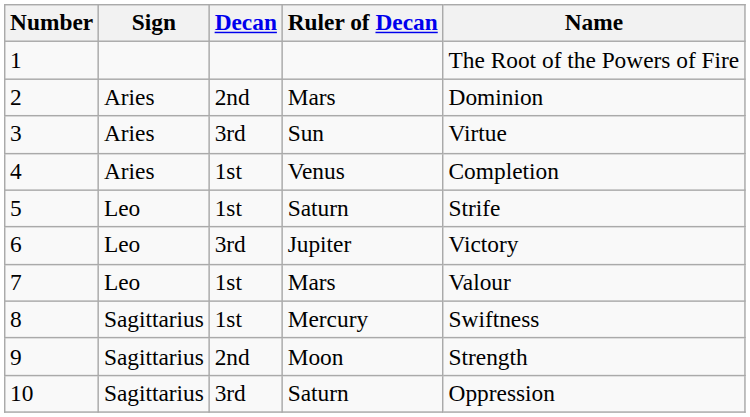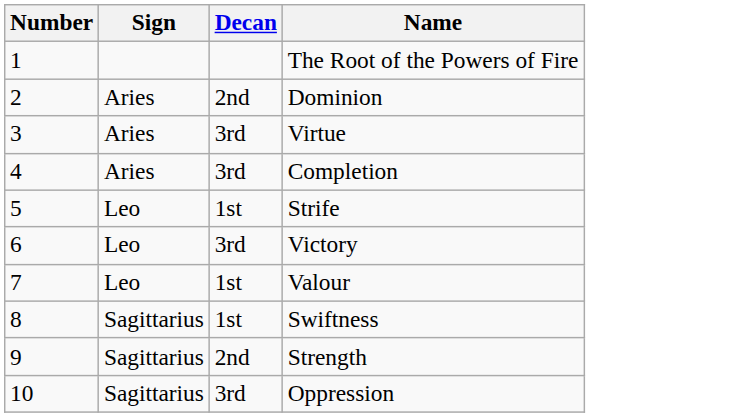- column: (363, 23)
(228, 171) 1st -> (230, 171) 3rd
